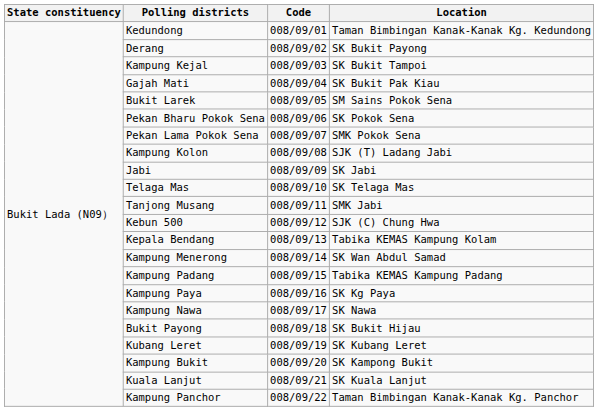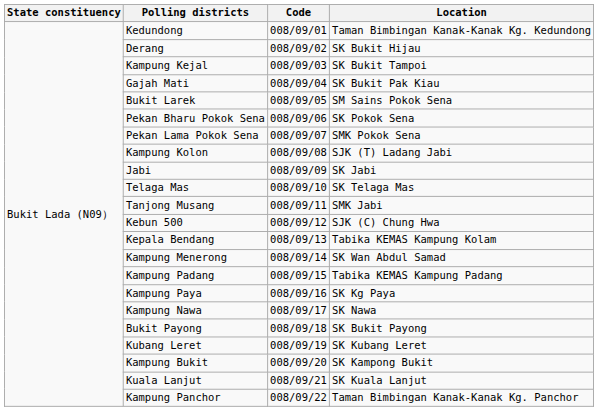(379, 48) SK Bukit Payong -> (376, 48) SK Bukit Hijau
(376, 328) SK Bukit Hijau -> (379, 328) SK Bukit Payong
